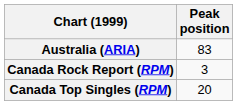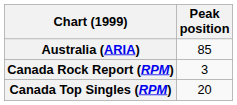(205, 49) 83 -> (205, 49) 85
